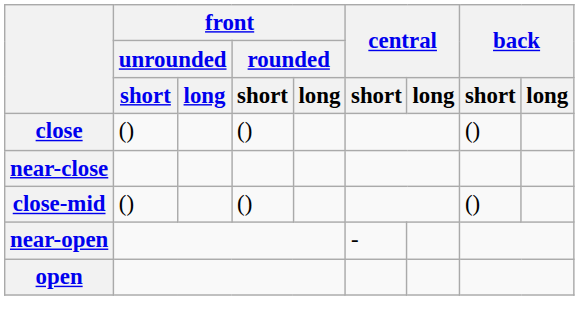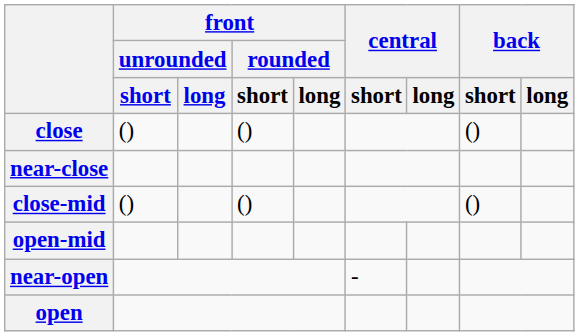+ row: (59, 240)
